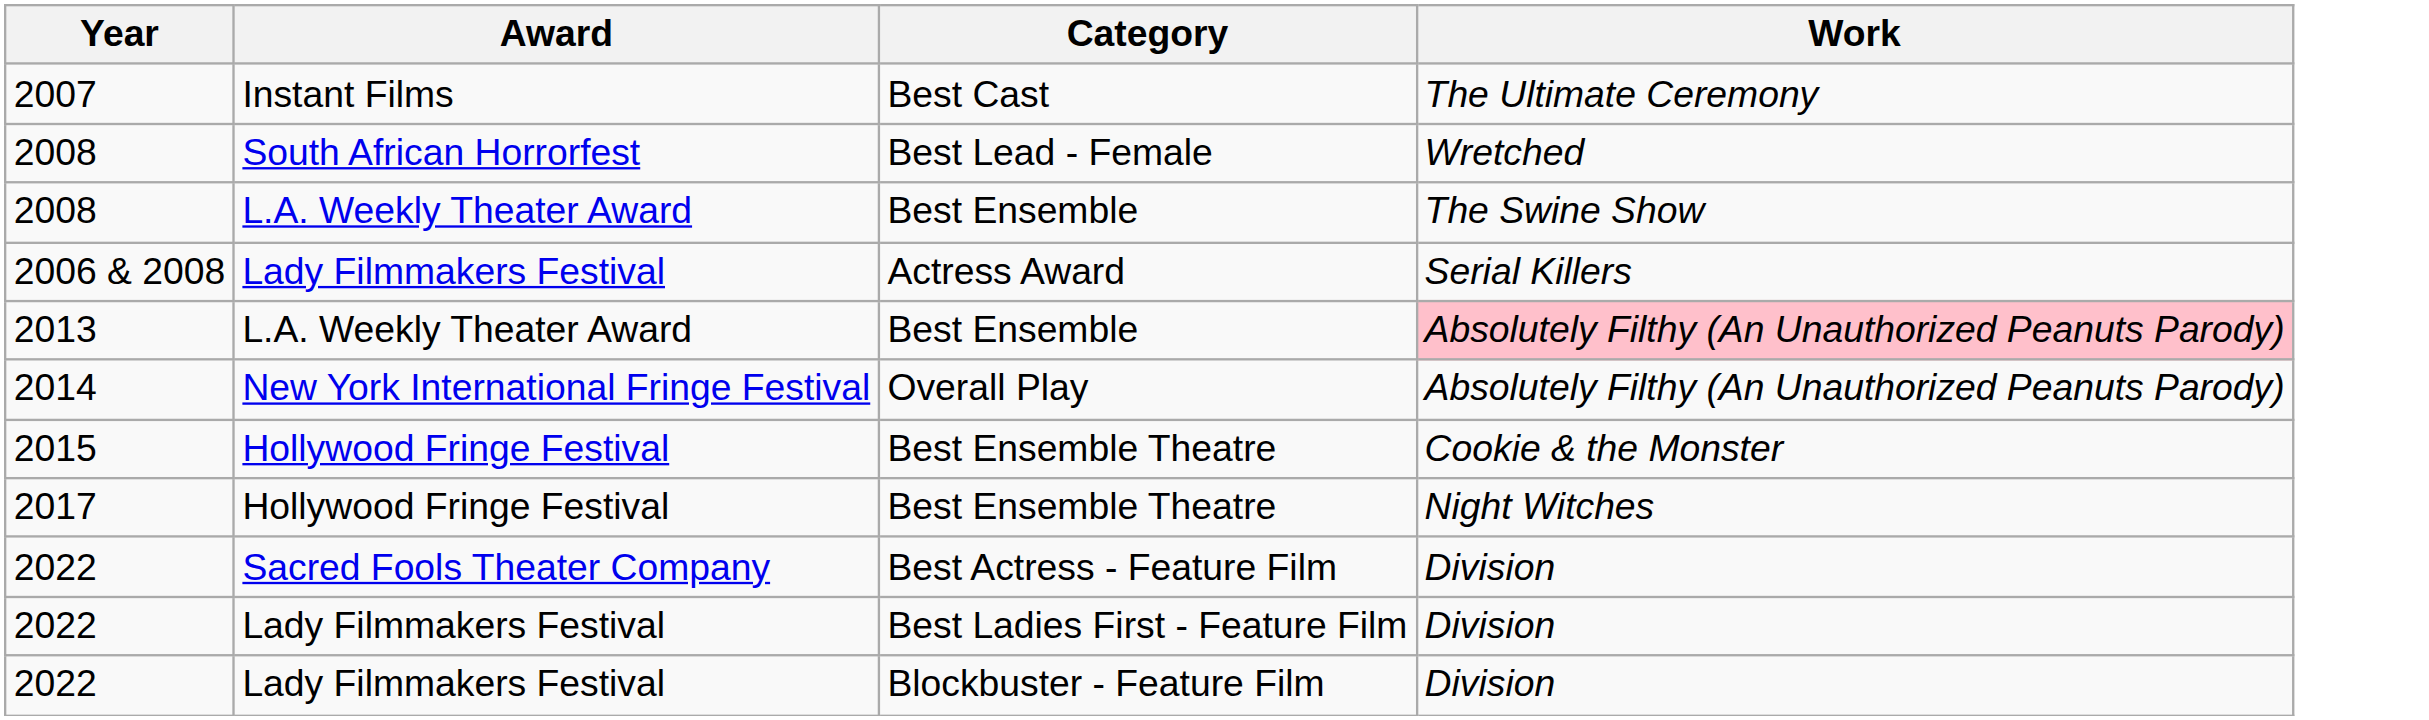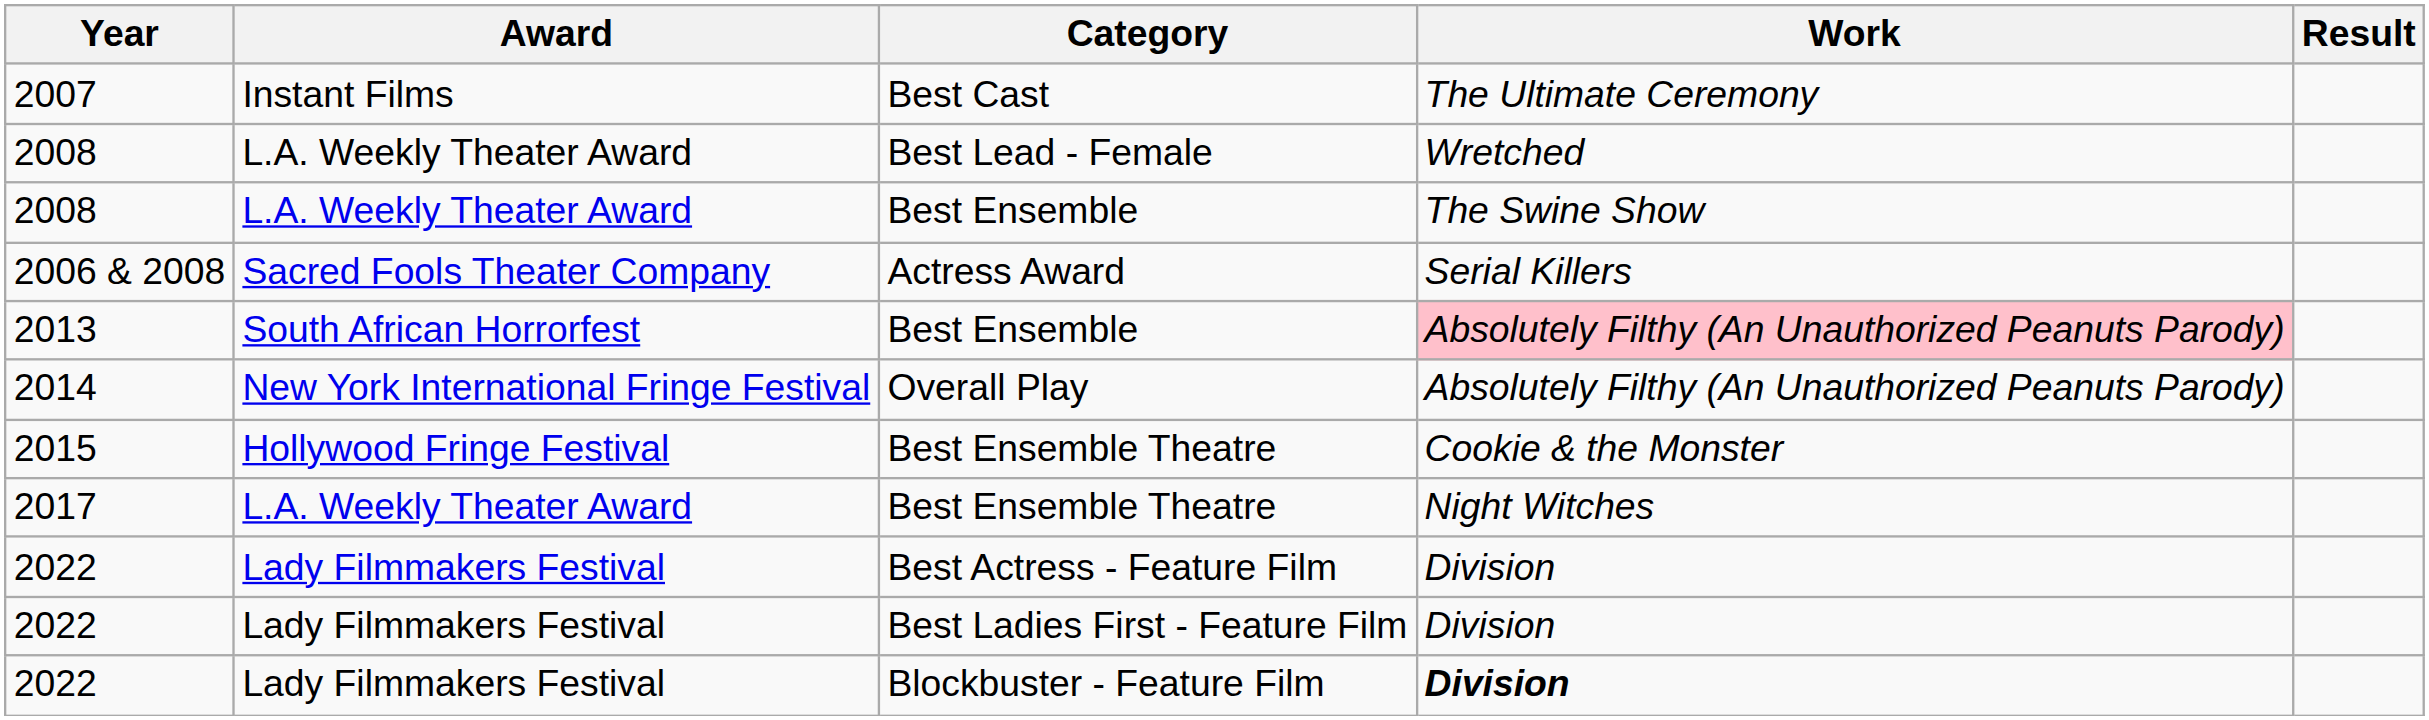+ column: (2359, 34)
(441, 152) South African Horrorfest -> (467, 152) L.A. Weekly Theater Award
(454, 270) Lady Filmmakers Festival -> (506, 270) Sacred Fools Theater Company
(467, 329) L.A. Weekly Theater Award -> (441, 329) South African Horrorfest
(456, 507) Hollywood Fringe Festival -> (467, 507) L.A. Weekly Theater Award
(506, 566) Sacred Fools Theater Company -> (454, 566) Lady Filmmakers Festival
(1490, 684) normal -> (1497, 684) bold
